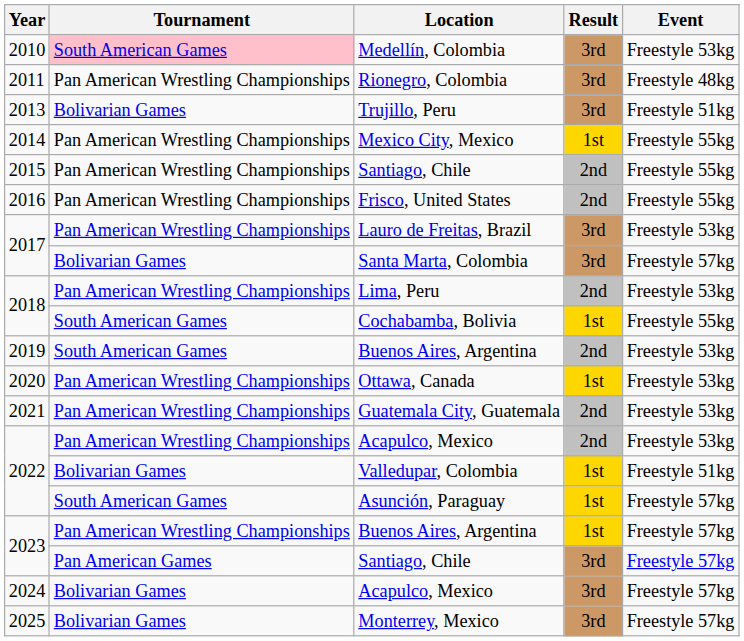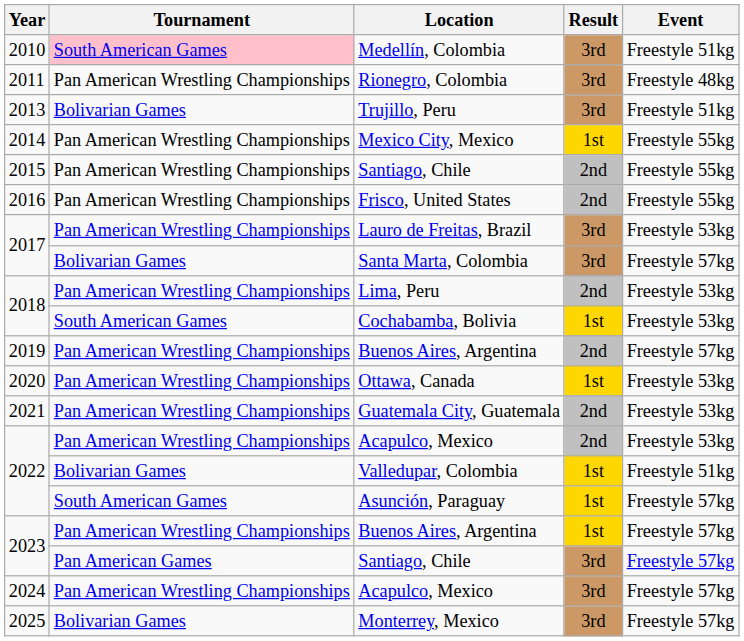(681, 49) Freestyle 53kg -> (681, 49) Freestyle 51kg
(681, 320) Freestyle 55kg -> (681, 320) Freestyle 53kg
(140, 350) South American Games -> (202, 350) Pan American Wrestling Championships
(681, 350) Freestyle 53kg -> (681, 350) Freestyle 57kg
(120, 591) Bolivarian Games -> (202, 591) Pan American Wrestling Championships
